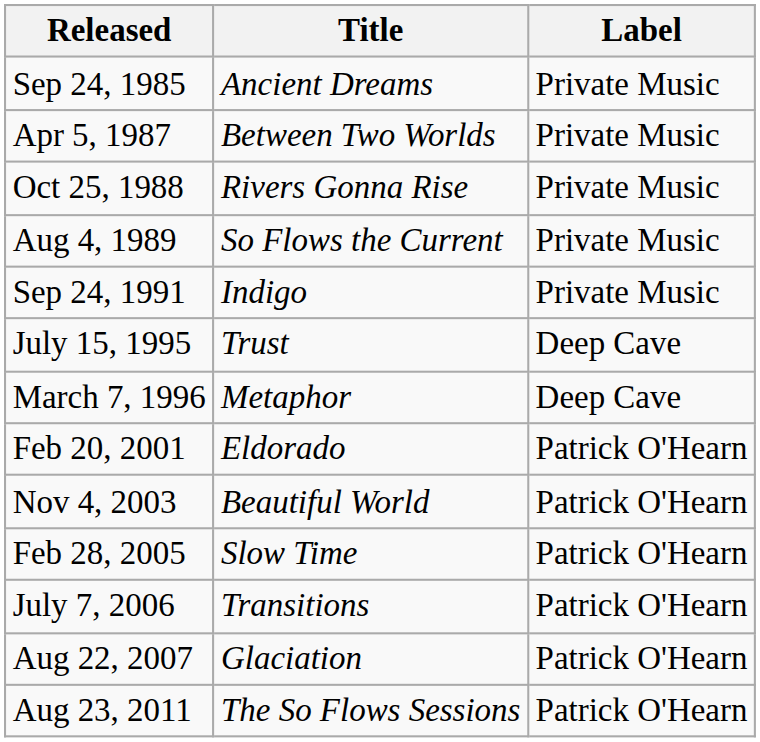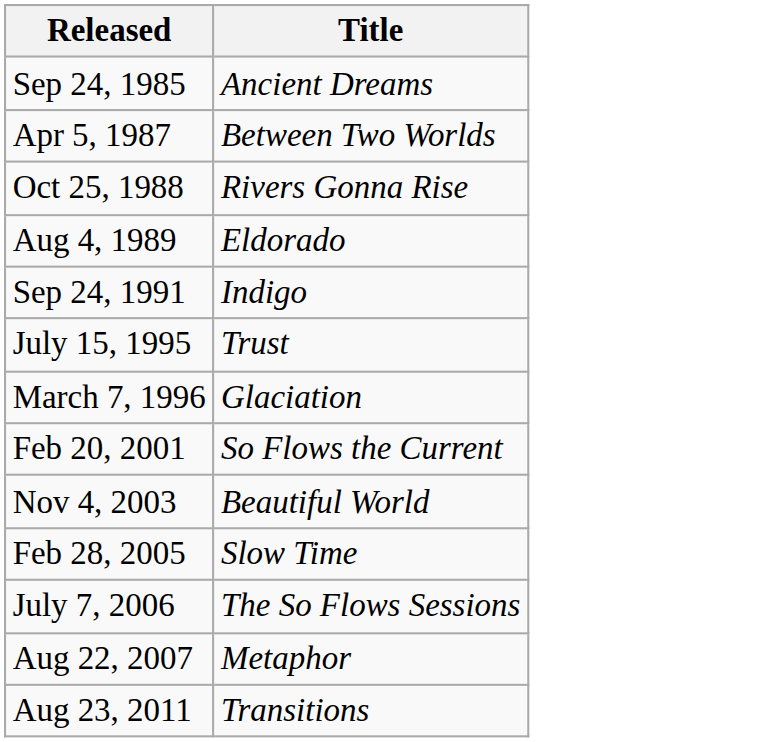- column: (642, 30)
(362, 239) So Flows the Current -> (283, 239) Eldorado
(286, 396) Metaphor -> (291, 396) Glaciation
(283, 448) Eldorado -> (362, 448) So Flows the Current
(295, 605) Transitions -> (371, 605) The So Flows Sessions
(291, 657) Glaciation -> (286, 657) Metaphor
(371, 710) The So Flows Sessions -> (295, 710) Transitions
